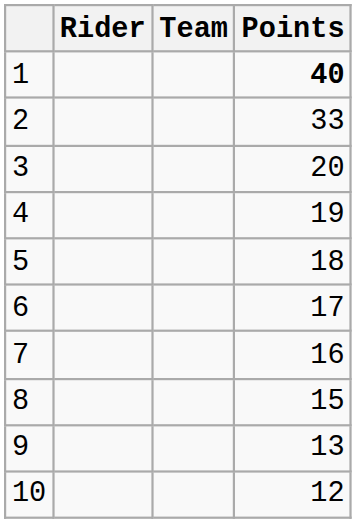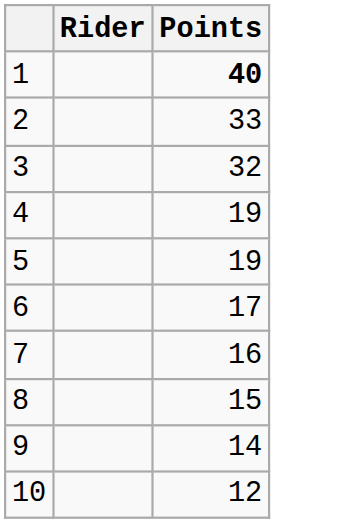- column: (194, 28)
(327, 168) 20 -> (245, 168) 32
(327, 261) 18 -> (245, 261) 19
(327, 448) 13 -> (245, 448) 14
